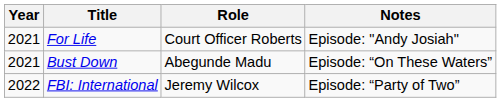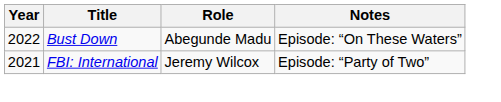- row: (72, 39)
(24, 62) 2021 -> (24, 39) 2022
(24, 85) 2022 -> (24, 62) 2021
